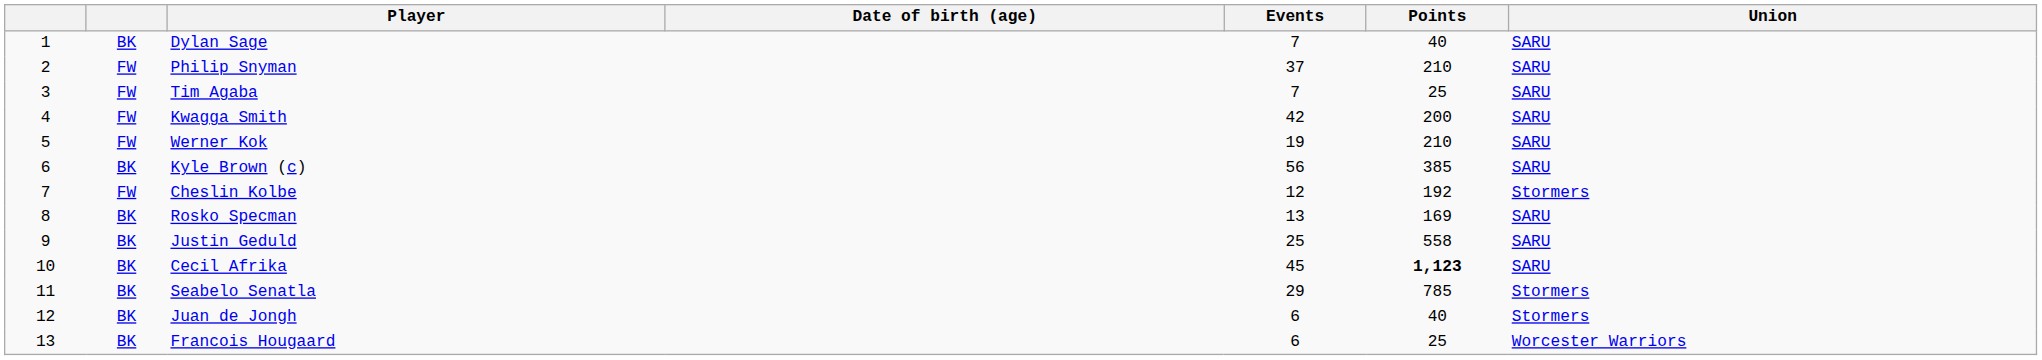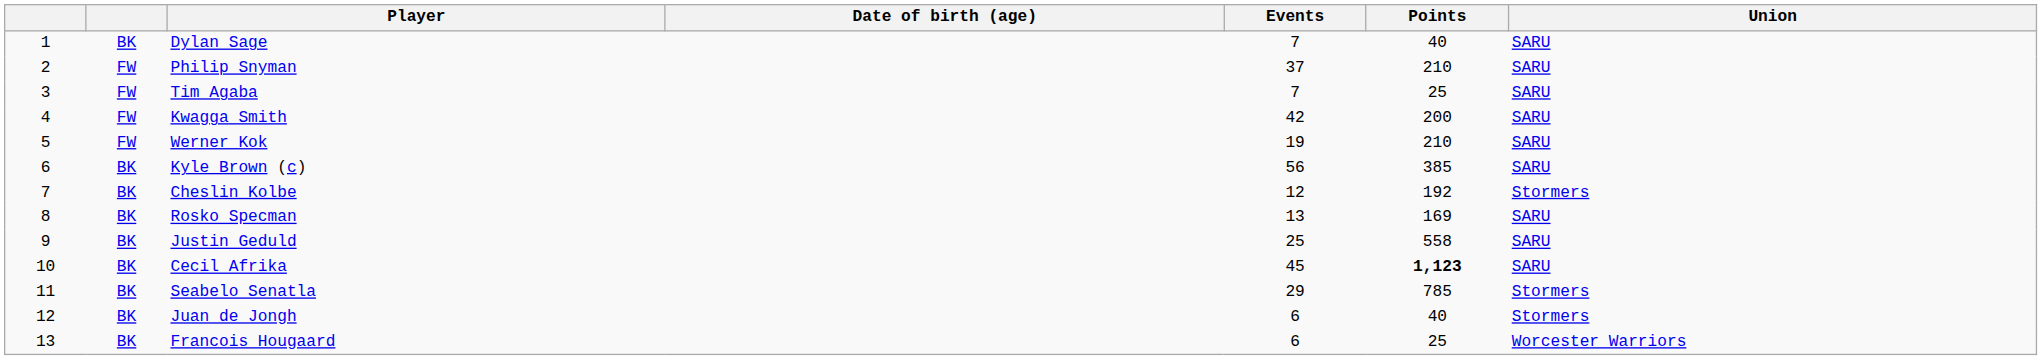(127, 193) FW -> (127, 193) BK
